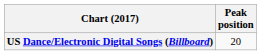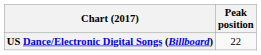(236, 41) 20 -> (236, 41) 22
